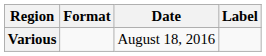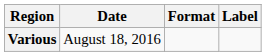columns swapped: (166, 16) <-> (87, 16)
